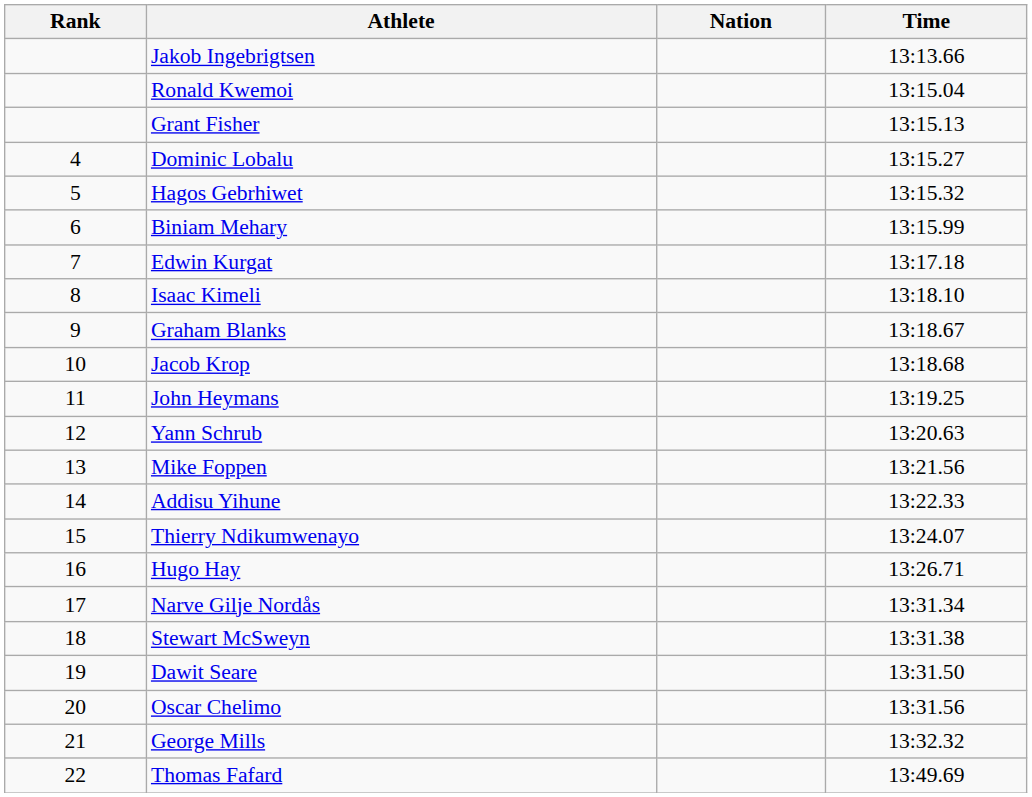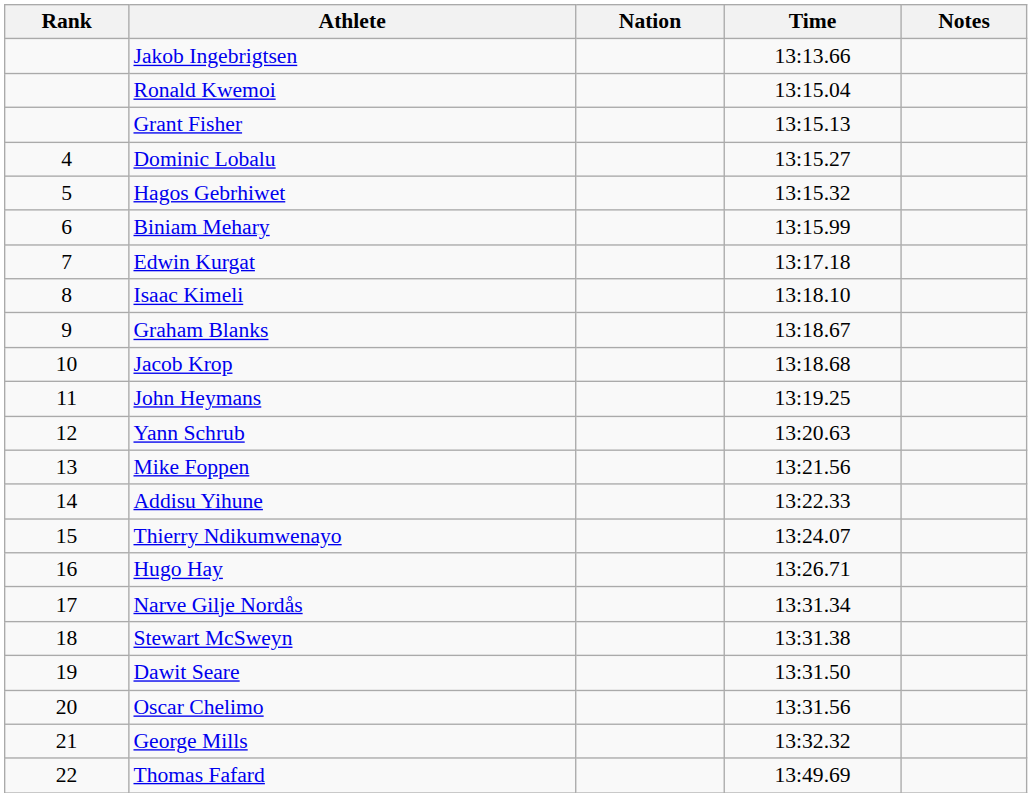+ column: (964, 21)
